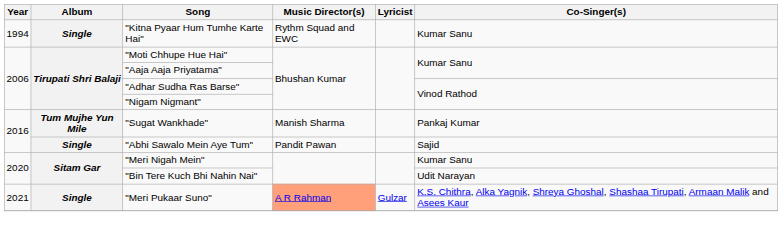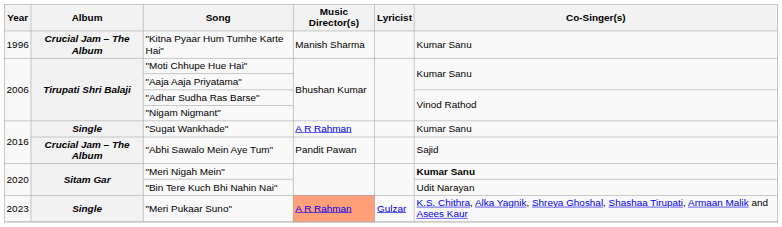(18, 33) 1994 -> (18, 44) 1996
(77, 33) Single -> (87, 44) Crucial Jam – The Album
(315, 33) Rythm Squad and EWC -> (330, 44) Manish Sharma
(77, 123) Tum Mujhe Yun Mile -> (87, 129) Single
(310, 123) Manish Sharma -> (323, 129) A R Rahman
(448, 123) Pankaj Kumar -> (444, 129) Kumar Sanu
(77, 144) Single -> (87, 150) Crucial Jam – The Album
(445, 160) normal -> (446, 171) bold
(18, 197) 2021 -> (18, 208) 2023
